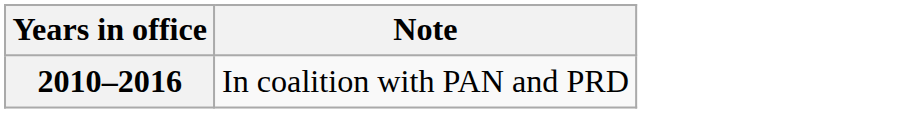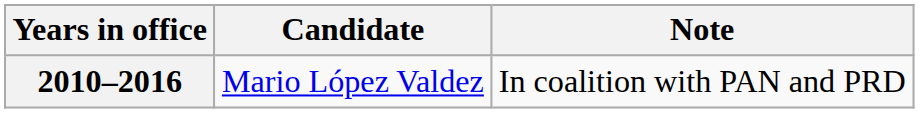+ column: (353, 30)
